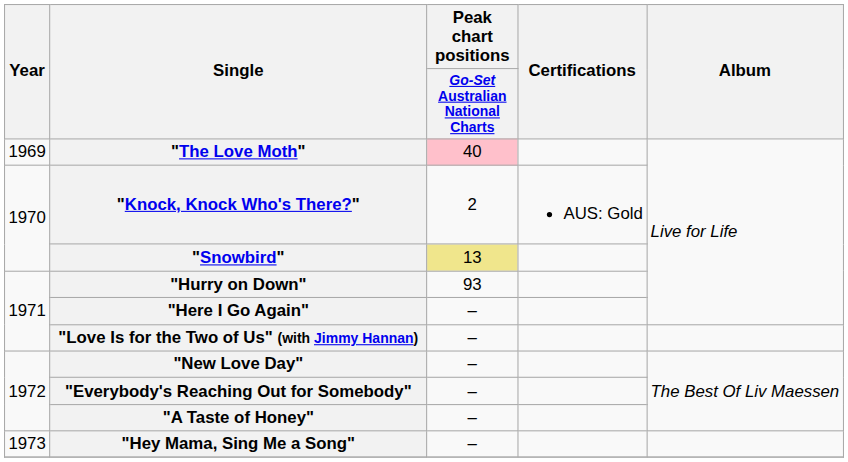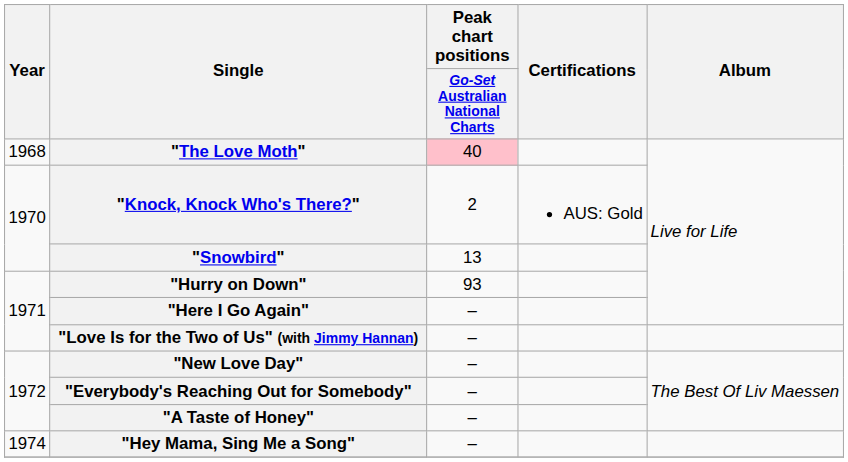(27, 151) 1969 -> (27, 151) 1968
(472, 257) khaki background -> (472, 257) no background
(27, 444) 1973 -> (27, 444) 1974
